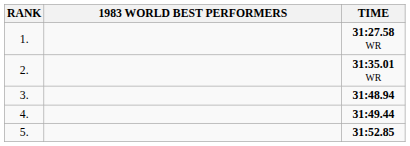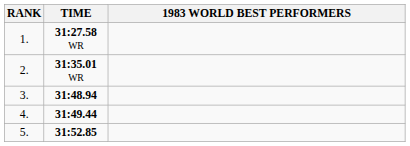columns swapped: (193, 13) <-> (373, 13)
